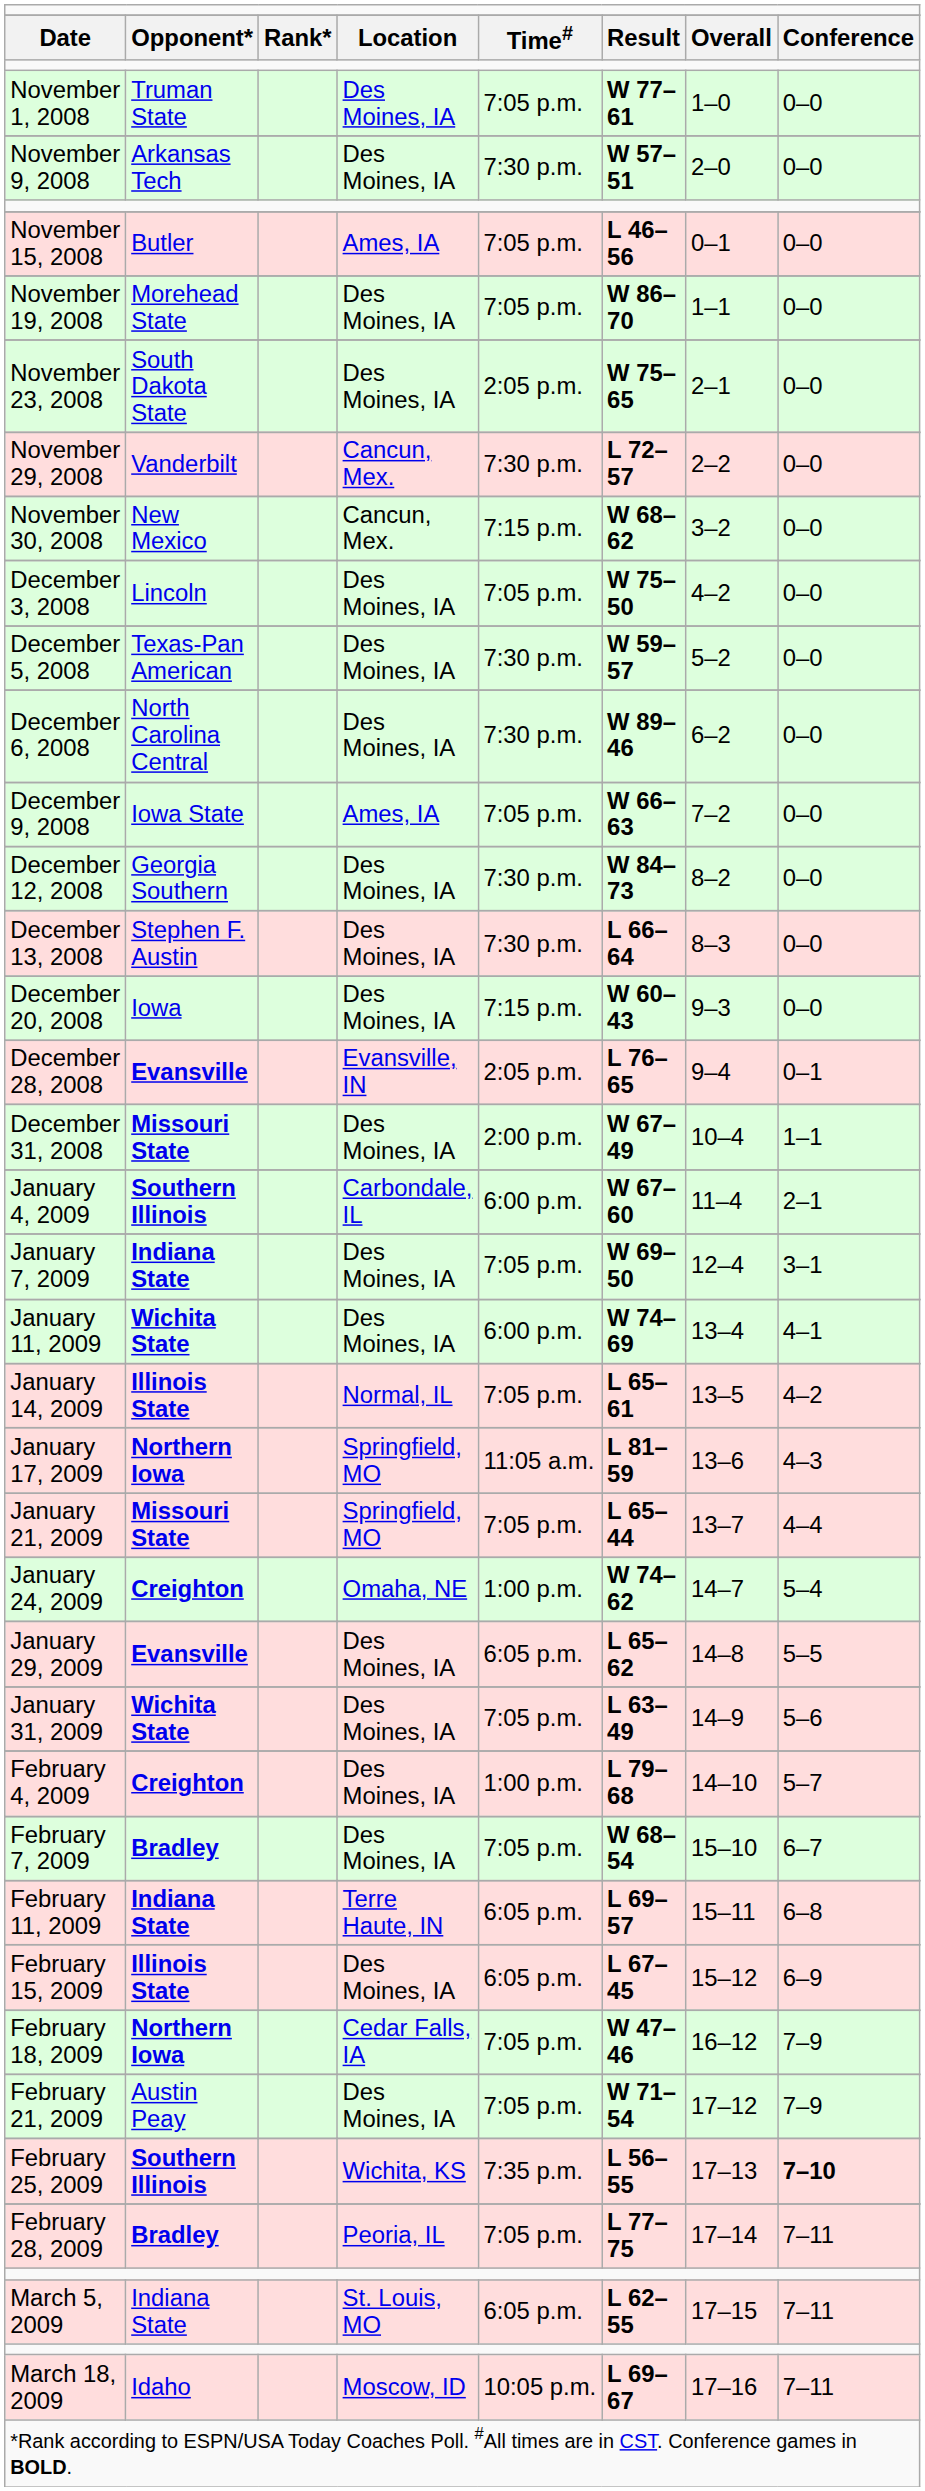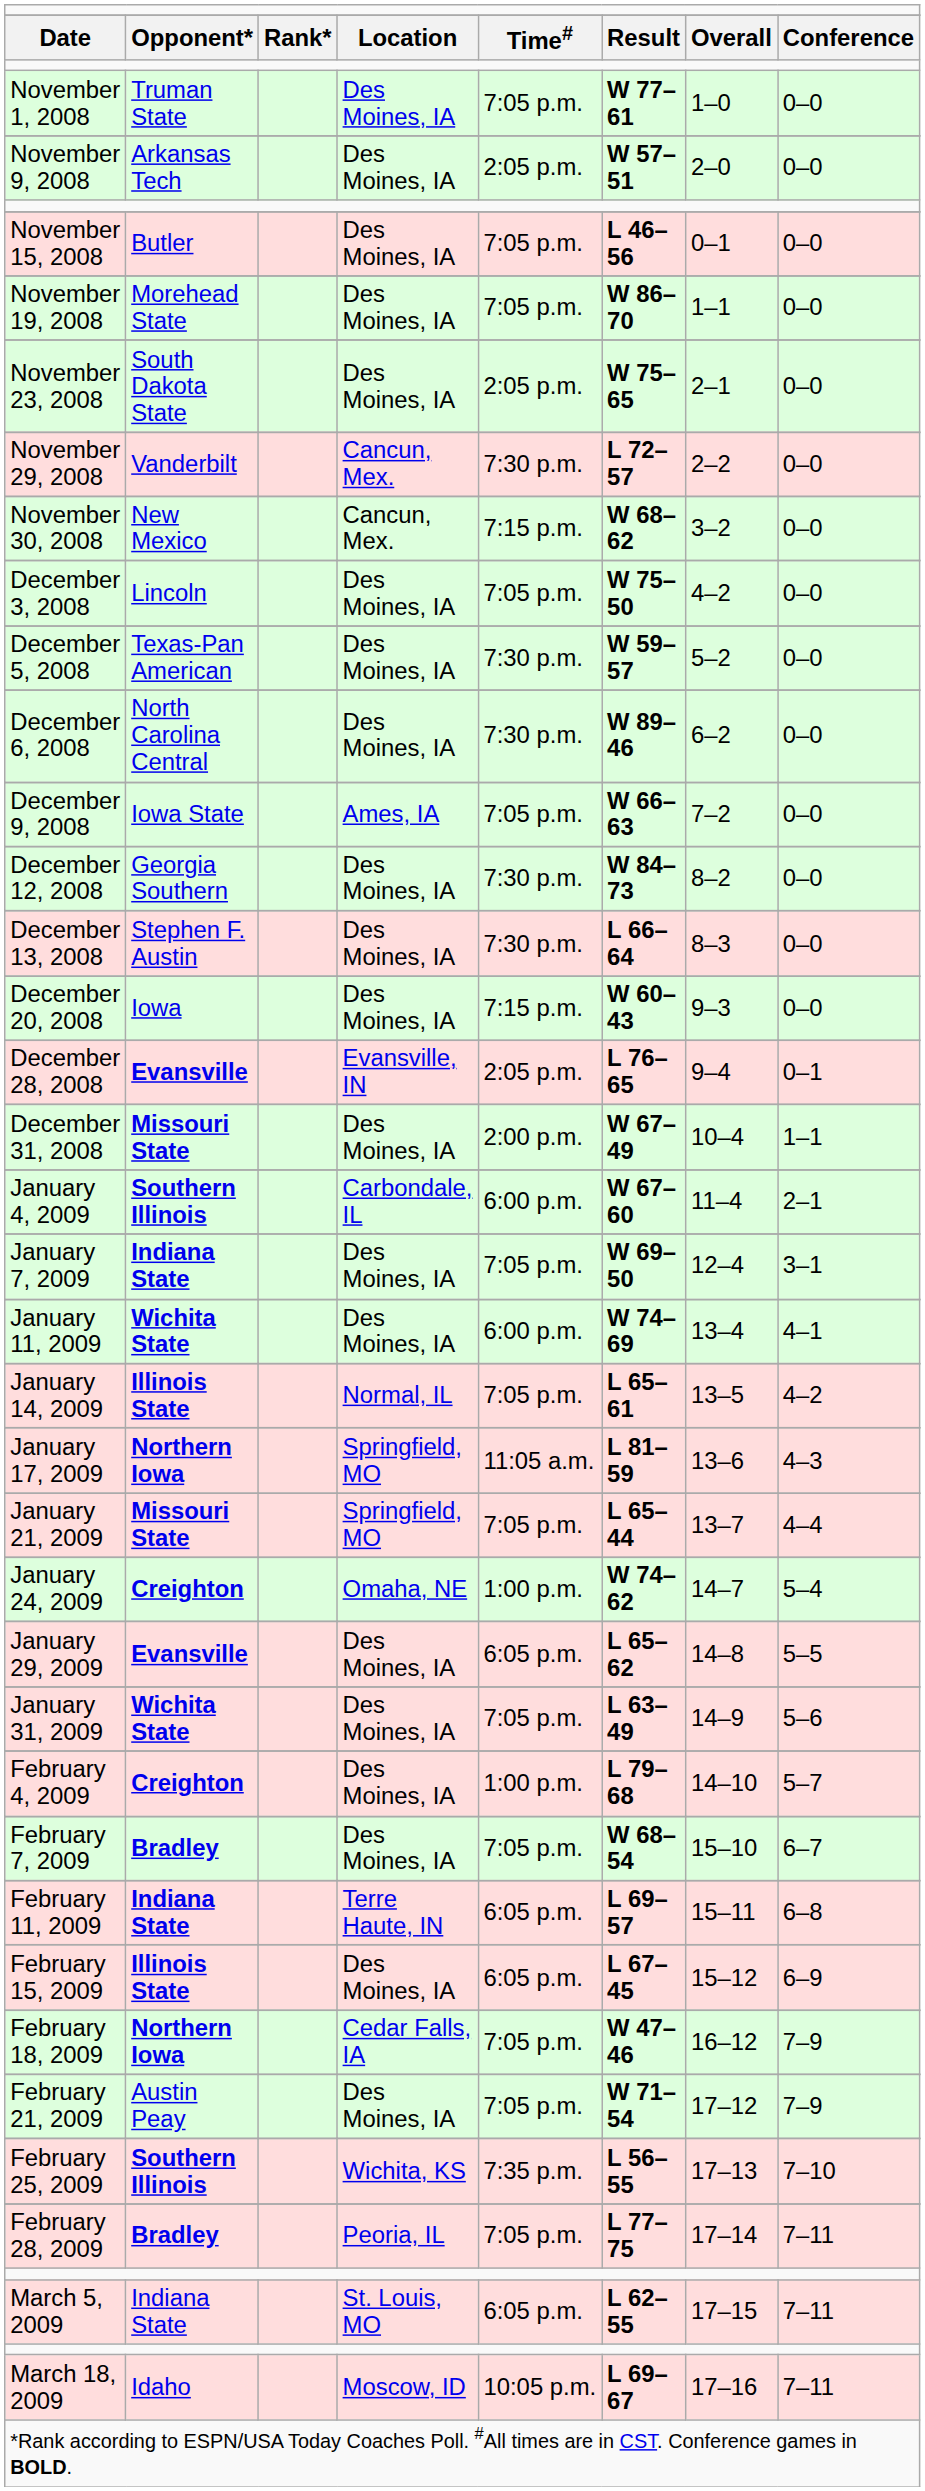(533, 167) 7:30 p.m. -> (533, 167) 2:05 p.m.
(391, 243) Ames, IA -> (399, 243) Des Moines, IA
(809, 2171) bold -> (809, 2171) normal
